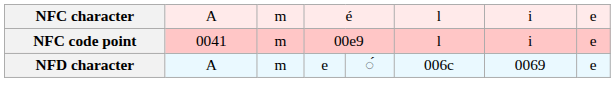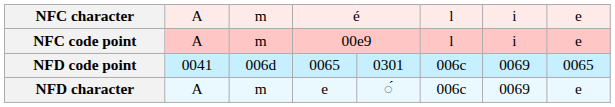(211, 41) 0041 -> (197, 41) A
+ row: (85, 65)
